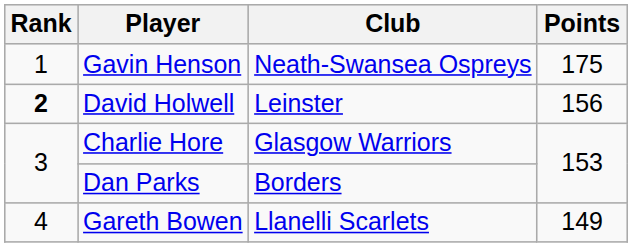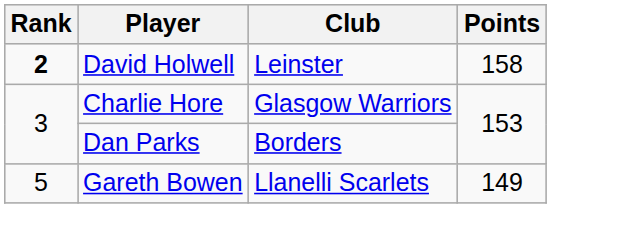- row: (162, 63)
(582, 103) 156 -> (502, 63) 158
(41, 222) 4 -> (41, 182) 5
